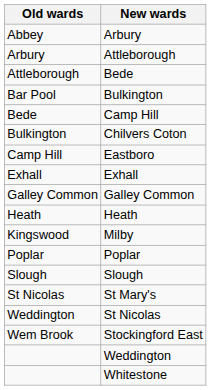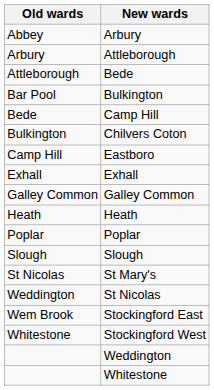- row: (119, 235)
+ row: (155, 335)
